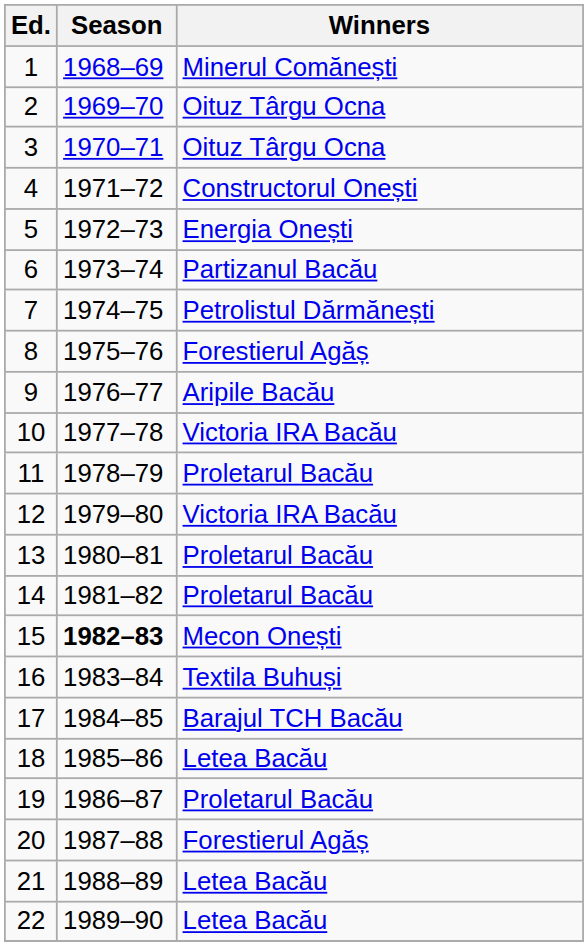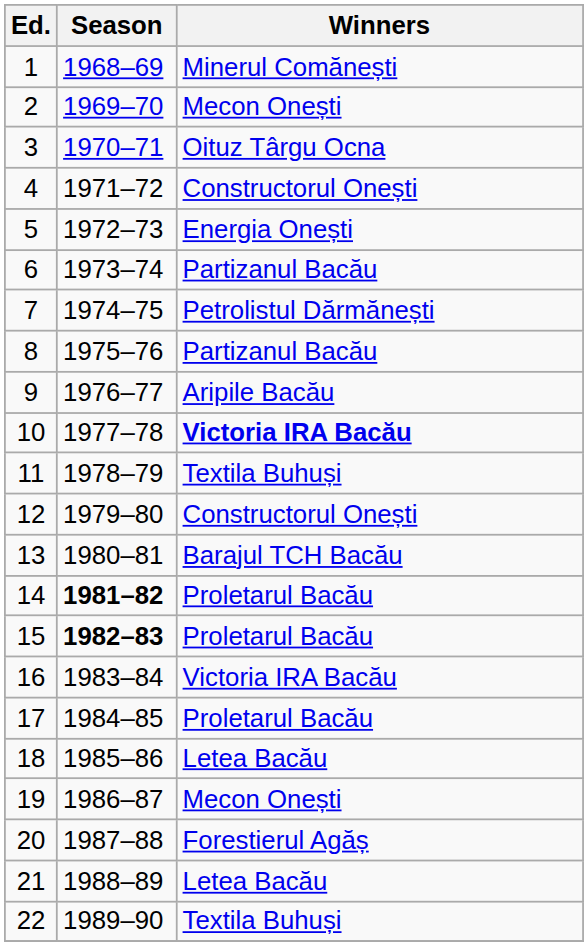(284, 107) Oituz Târgu Ocna -> (262, 107) Mecon Onești
(276, 351) Forestierul Agăș -> (280, 351) Partizanul Bacău
(290, 433) normal -> (297, 433) bold
(278, 474) Proletarul Bacău -> (262, 474) Textila Buhuși
(290, 514) Victoria IRA Bacău -> (300, 514) Constructorul Onești
(278, 555) Proletarul Bacău -> (293, 555) Barajul TCH Bacău
(113, 596) normal -> (113, 596) bold
(262, 636) Mecon Onești -> (278, 636) Proletarul Bacău
(262, 677) Textila Buhuși -> (290, 677) Victoria IRA Bacău
(293, 718) Barajul TCH Bacău -> (278, 718) Proletarul Bacău
(278, 799) Proletarul Bacău -> (262, 799) Mecon Onești
(255, 922) Letea Bacău -> (262, 922) Textila Buhuși
